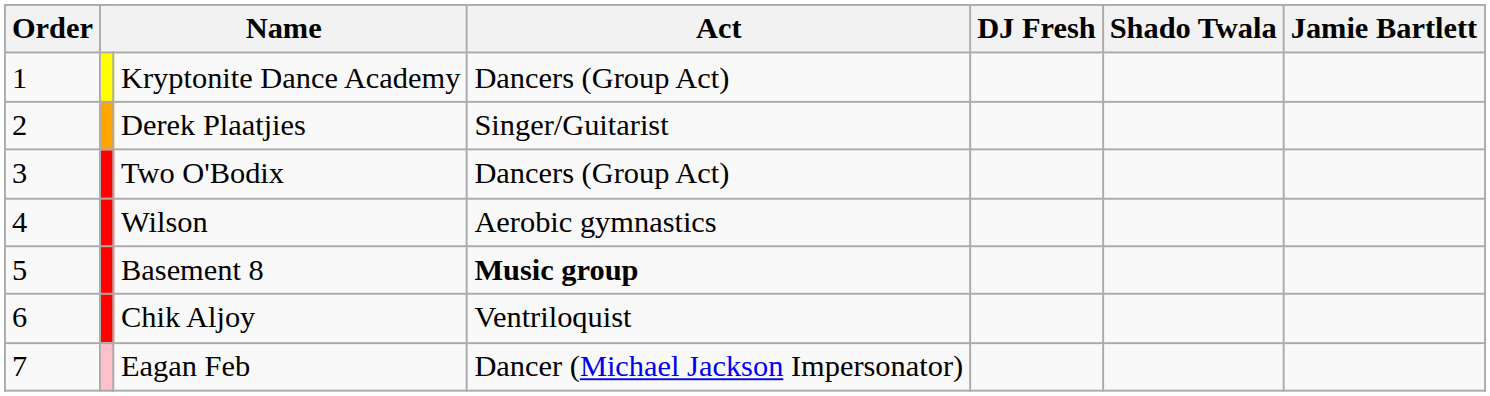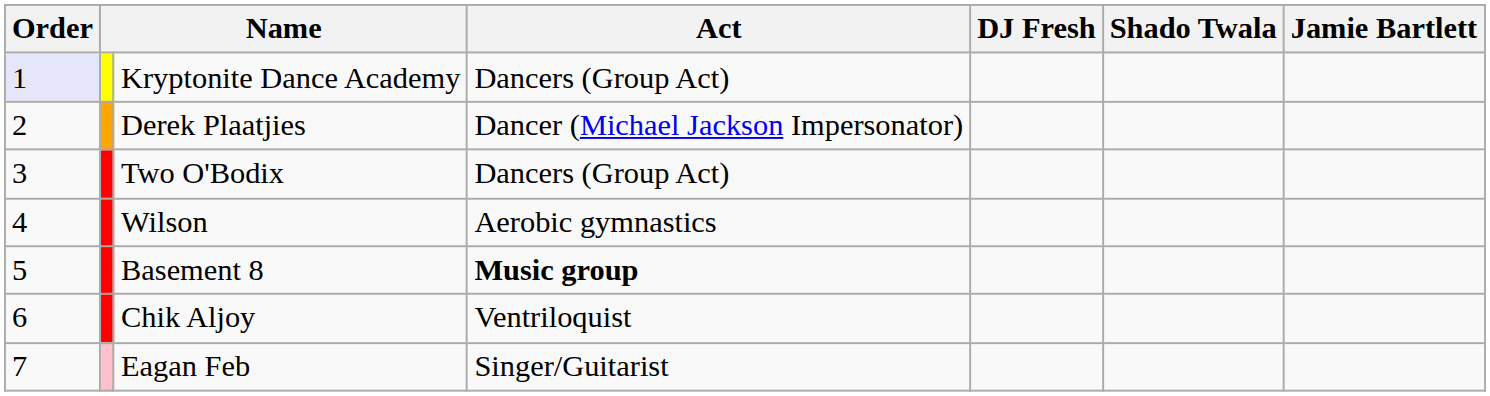(20, 76) no background -> (20, 76) lavender background
(572, 125) Singer/Guitarist -> (719, 125) Dancer (Michael Jackson Impersonator)
(719, 366) Dancer (Michael Jackson Impersonator) -> (572, 366) Singer/Guitarist
